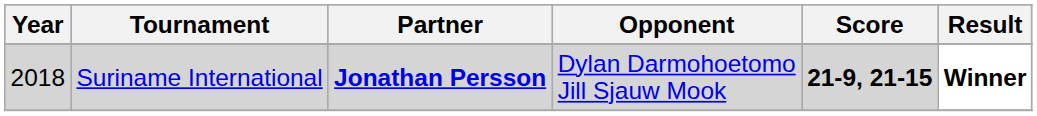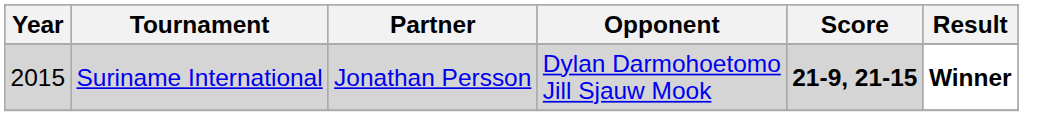(38, 77) 2018 -> (38, 77) 2015
(440, 77) bold -> (433, 77) normal
